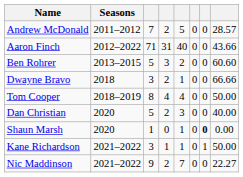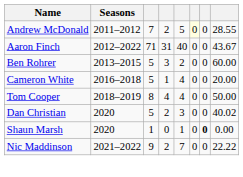(195, 29) no background -> (195, 29) lightyellow background
(224, 29) 28.57 -> (224, 29) 28.55
(224, 46) 43.66 -> (224, 46) 43.67
(224, 63) 60.60 -> (224, 63) 60.00
+ row: (40, 79)
- row: (39, 79)
(224, 113) 40.00 -> (224, 113) 40.02
- row: (43, 146)
(224, 163) 22.27 -> (224, 146) 22.22
